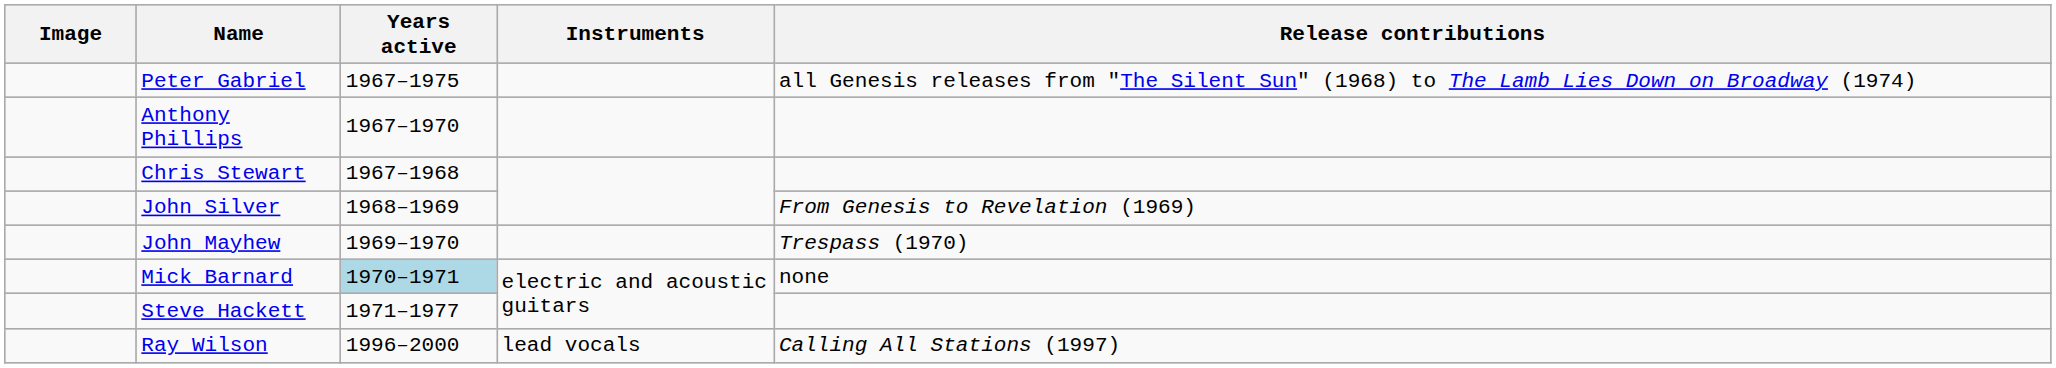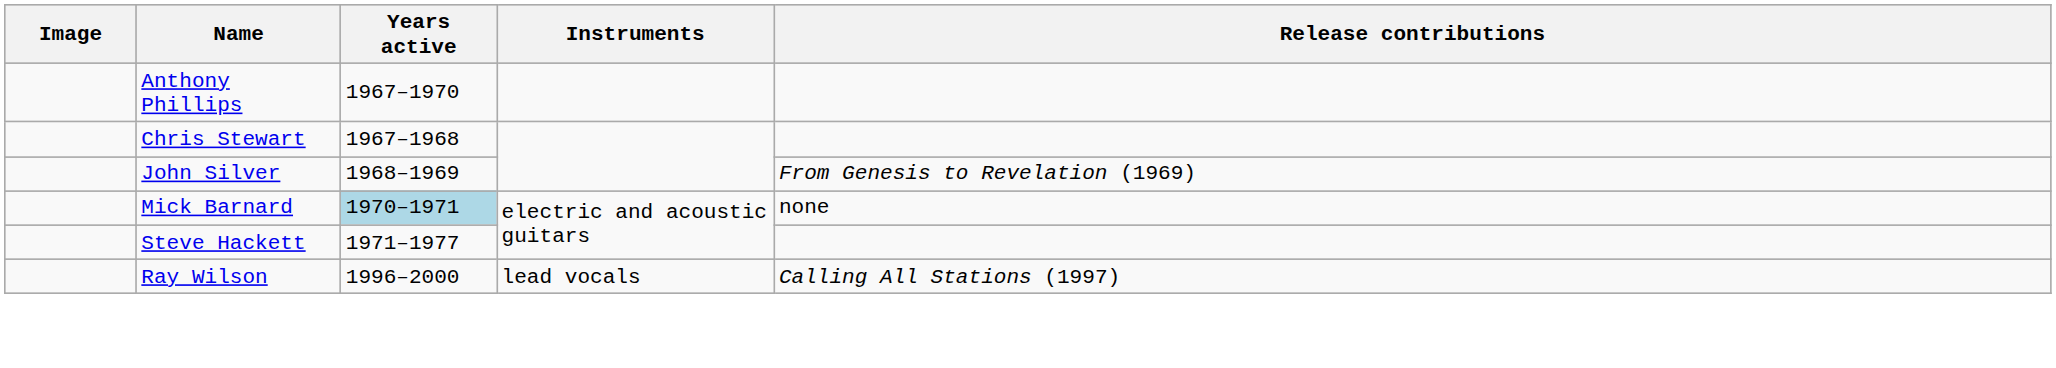- row: (223, 81)
- row: (211, 242)
